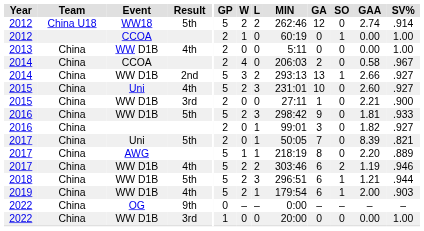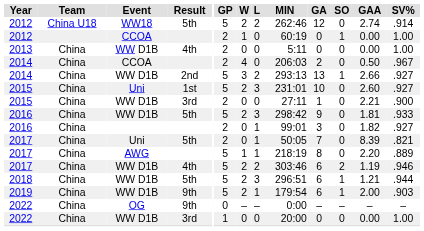(370, 62) 0.58 -> (370, 62) 0.50
(190, 88) 4th -> (190, 88) 1st
(190, 192) 4th -> (190, 192) 9th
